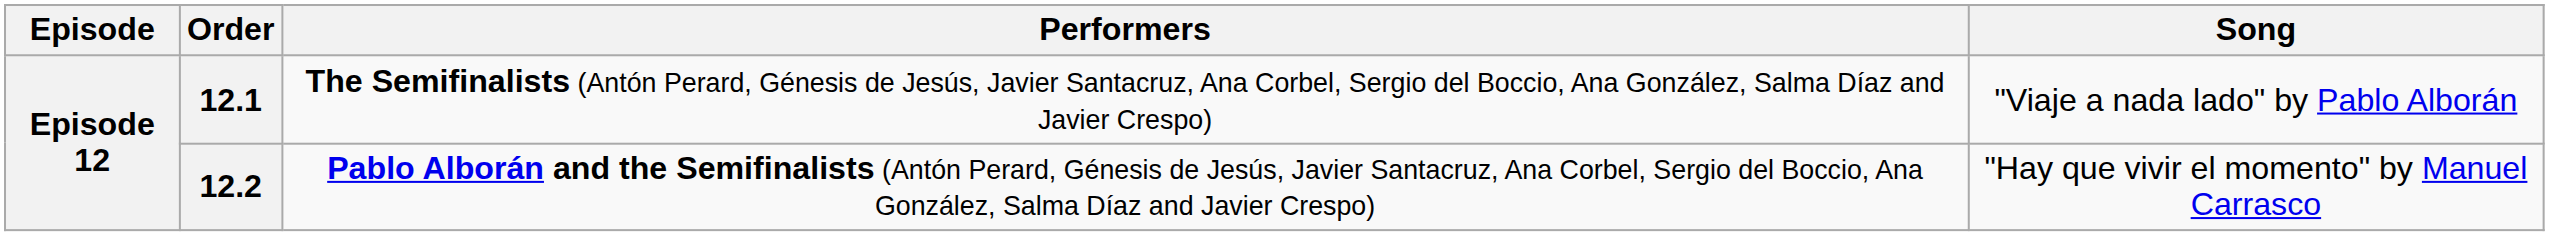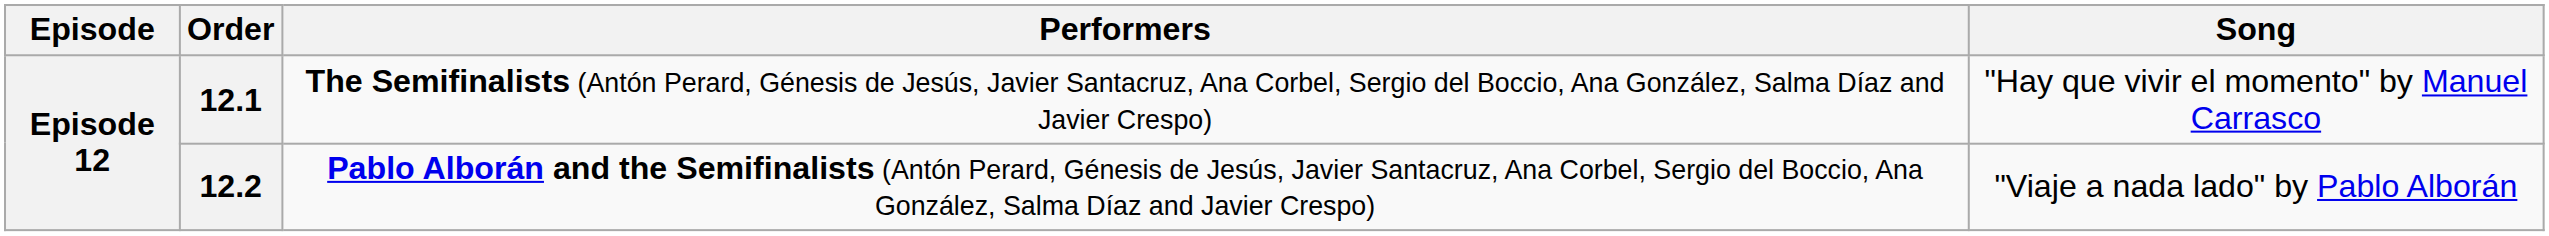(2256, 99) "Viaje a nada lado" by Pablo Alborán -> (2256, 99) "Hay que vivir el momento" by Manuel Carrasco
(2256, 186) "Hay que vivir el momento" by Manuel Carrasco -> (2256, 186) "Viaje a nada lado" by Pablo Alborán
